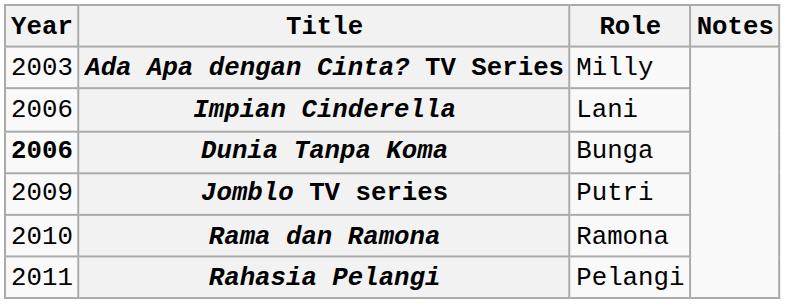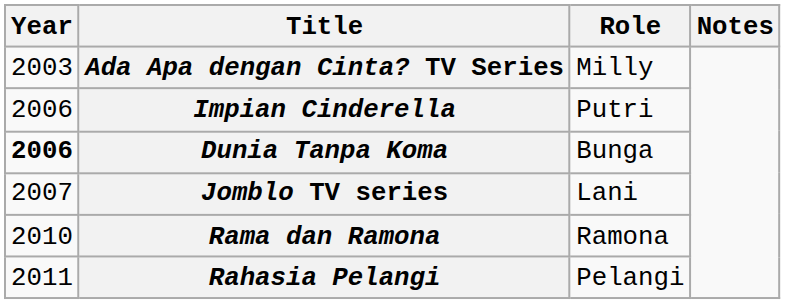(607, 110) Lani -> (615, 110) Putri
(42, 194) 2009 -> (42, 194) 2007
(615, 194) Putri -> (607, 194) Lani
